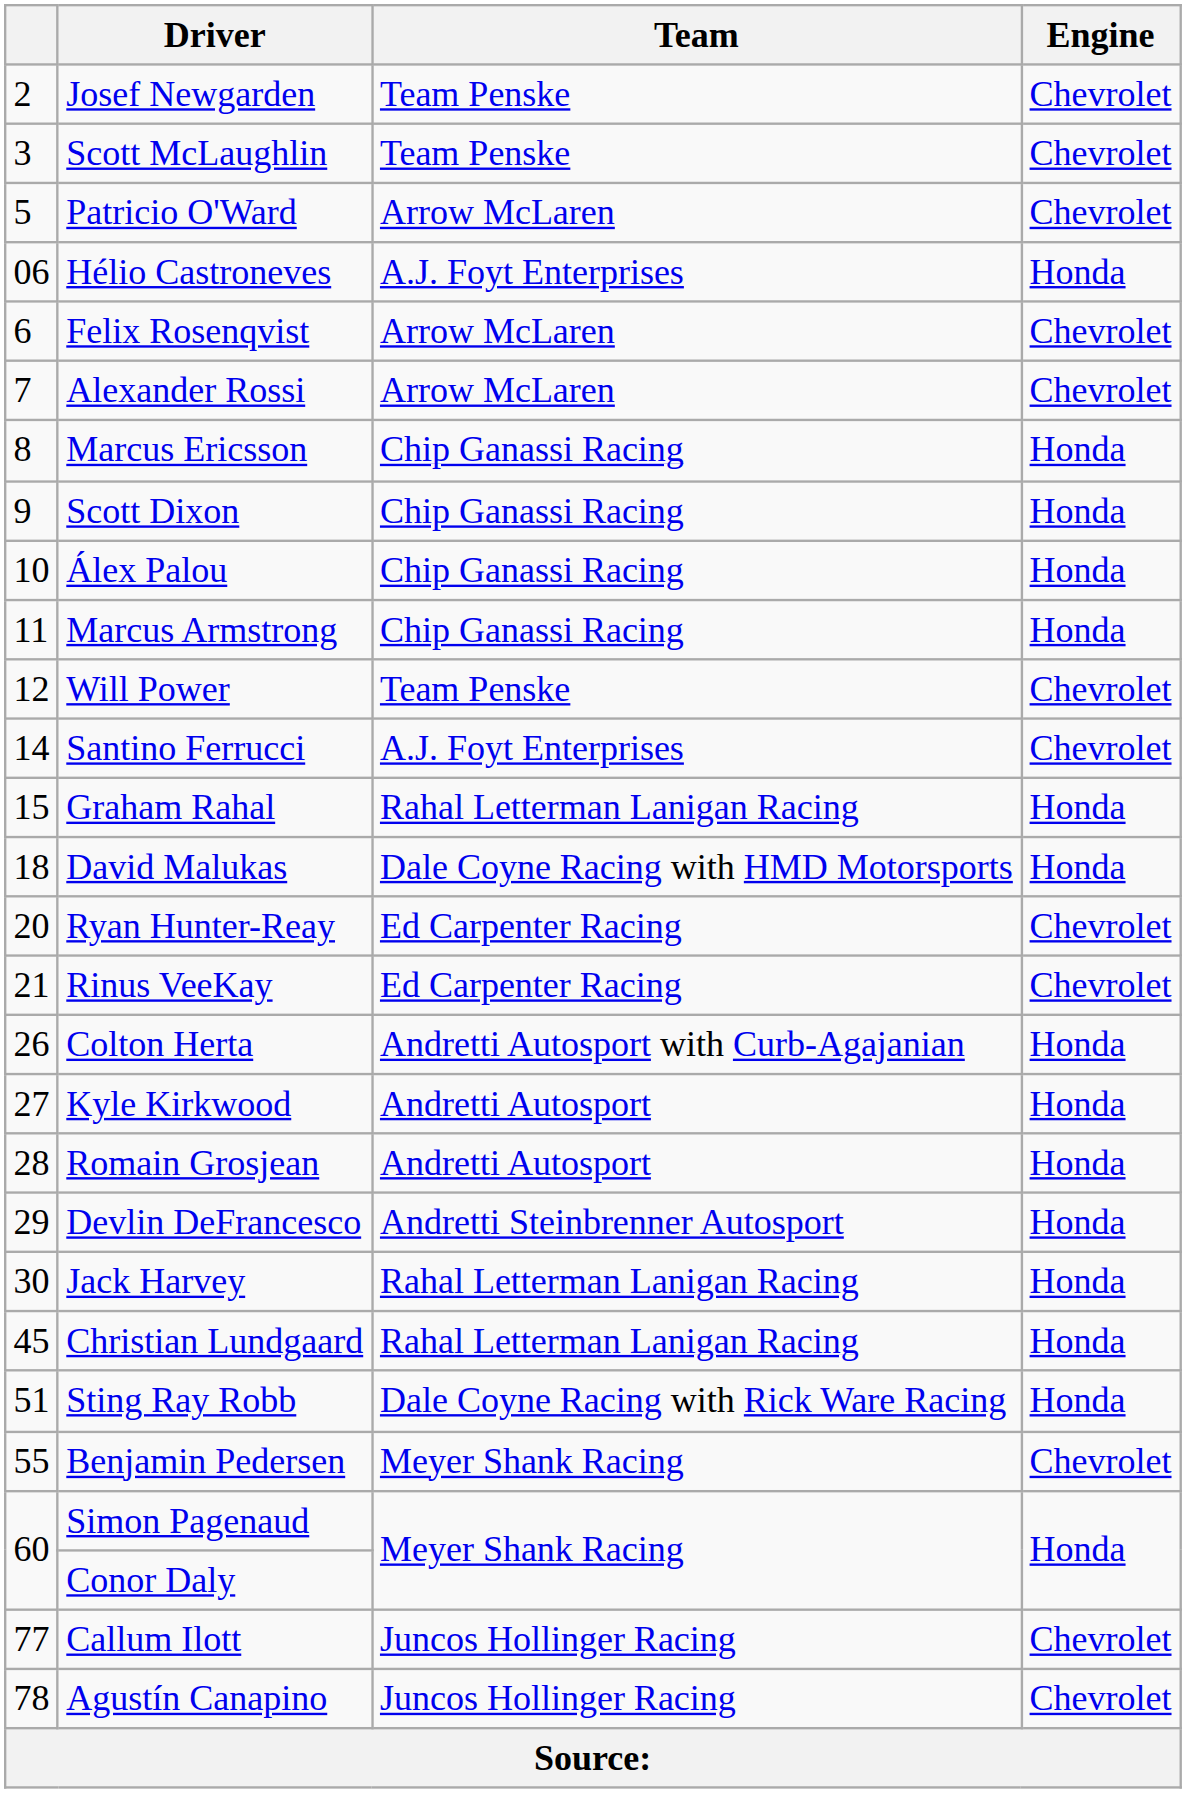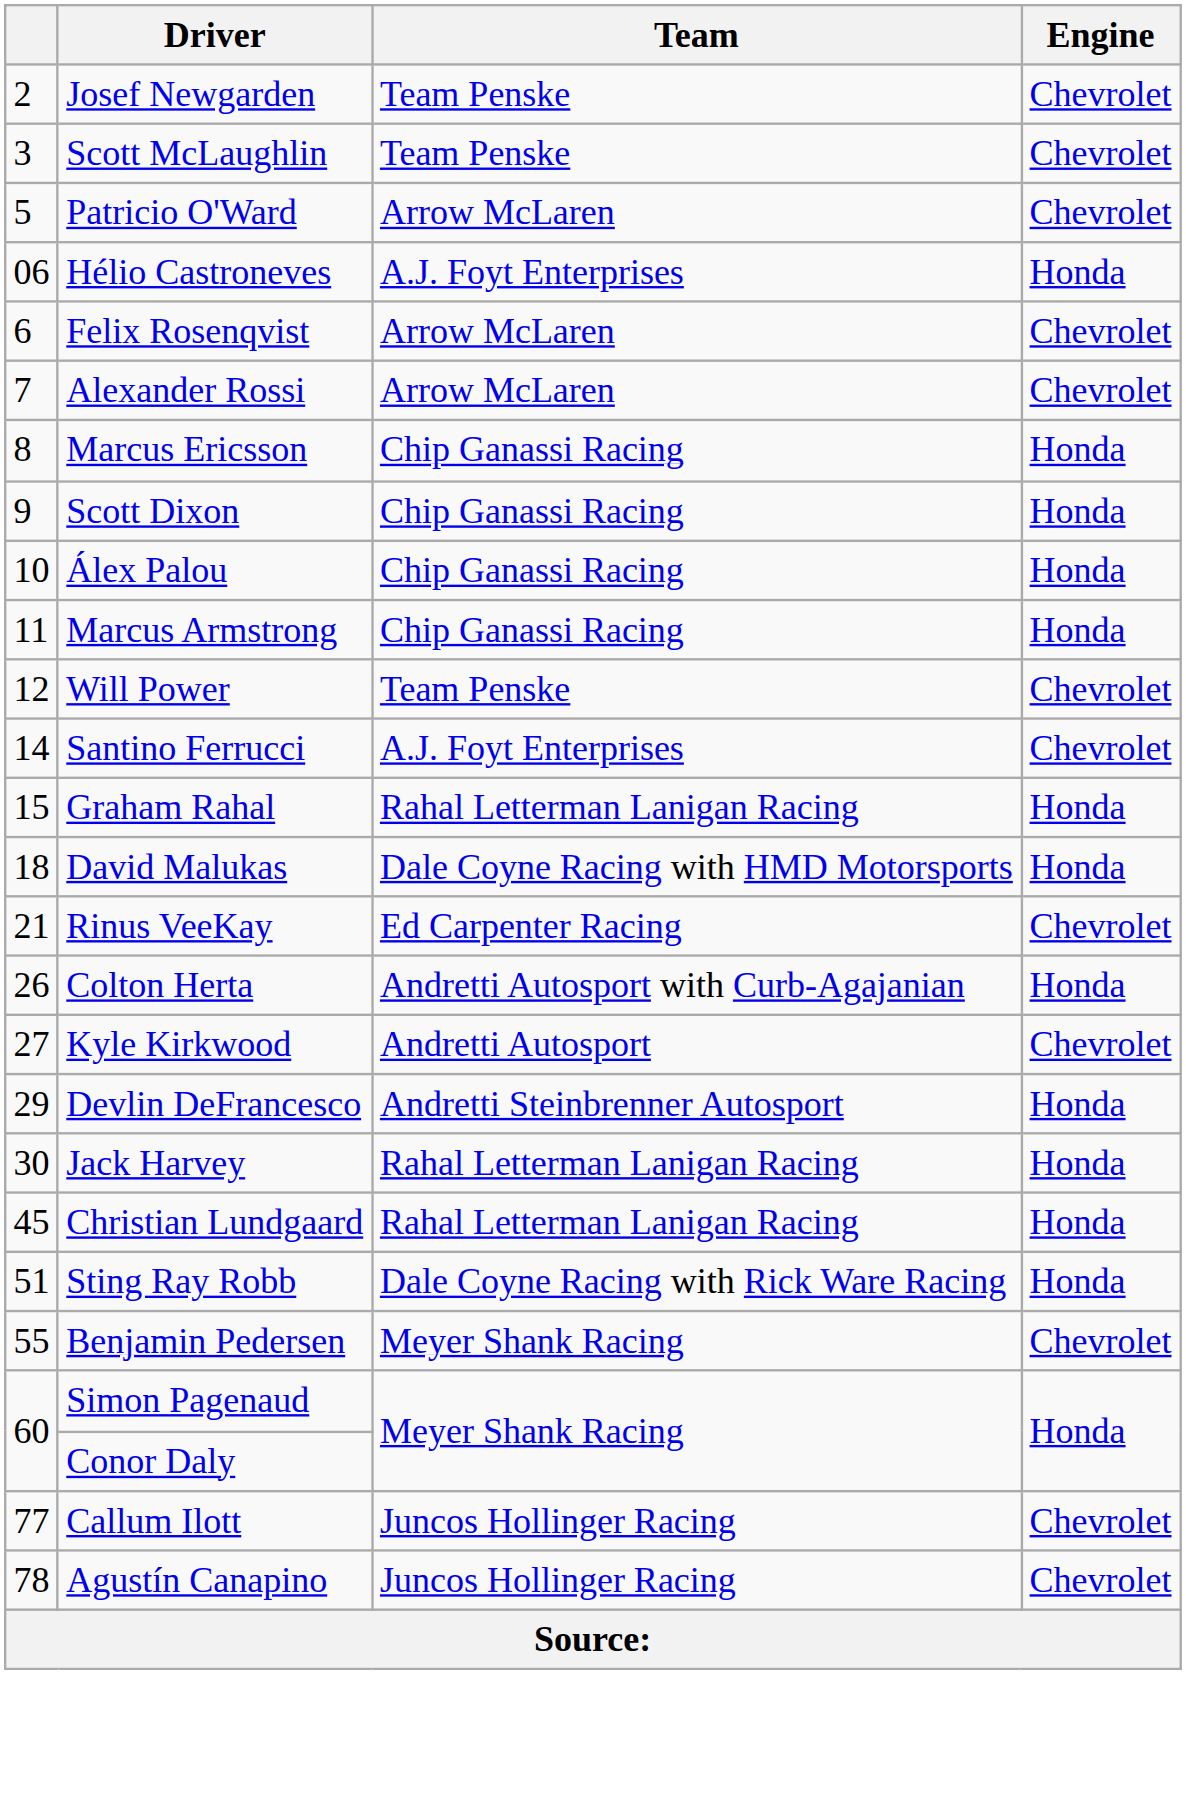- row: (201, 925)
(1078, 1103) Honda -> (1101, 1044) Chevrolet
- row: (193, 1162)
